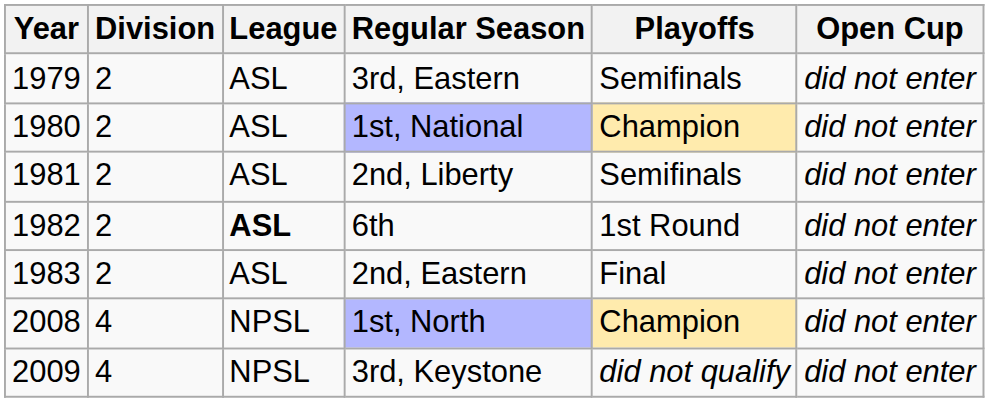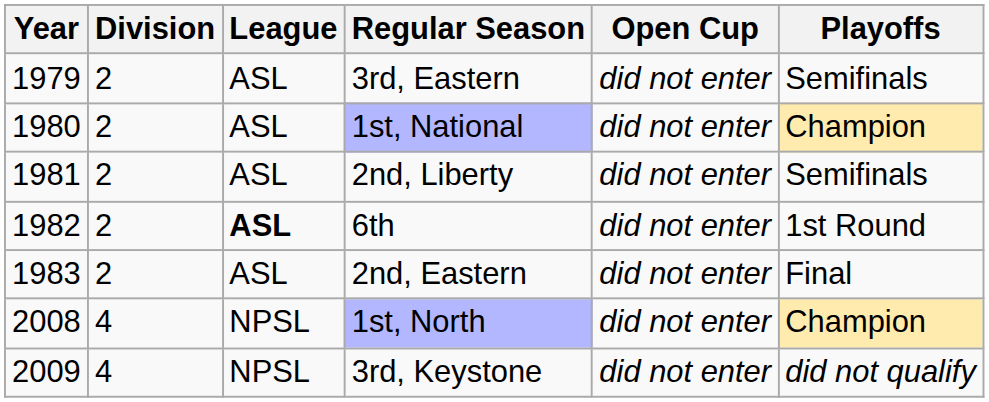columns swapped: (695, 28) <-> (890, 28)
